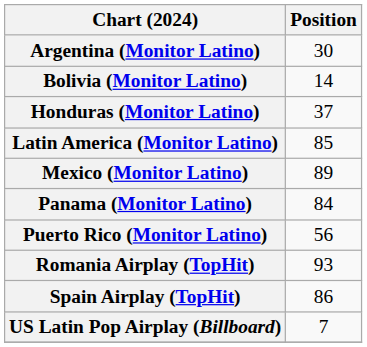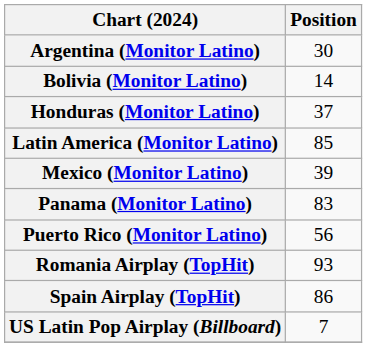(323, 173) 89 -> (323, 173) 39
(323, 204) 84 -> (323, 204) 83
